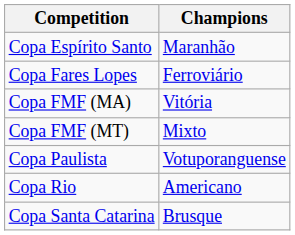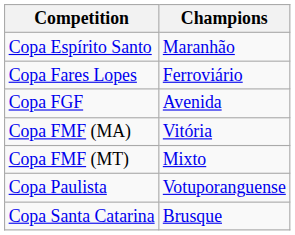+ row: (46, 103)
- row: (42, 187)
